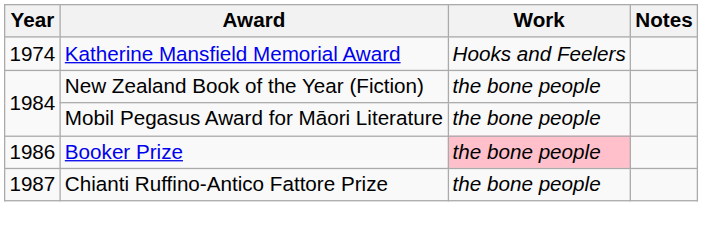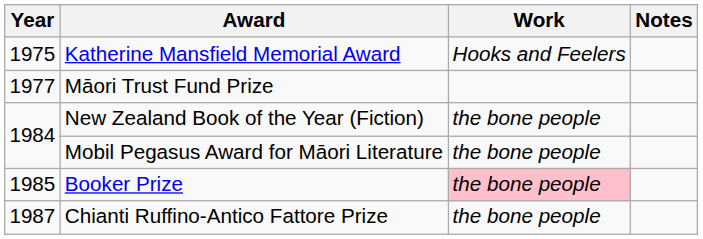(32, 53) 1974 -> (32, 53) 1975
+ row: (169, 86)
(32, 151) 1986 -> (32, 184) 1985
